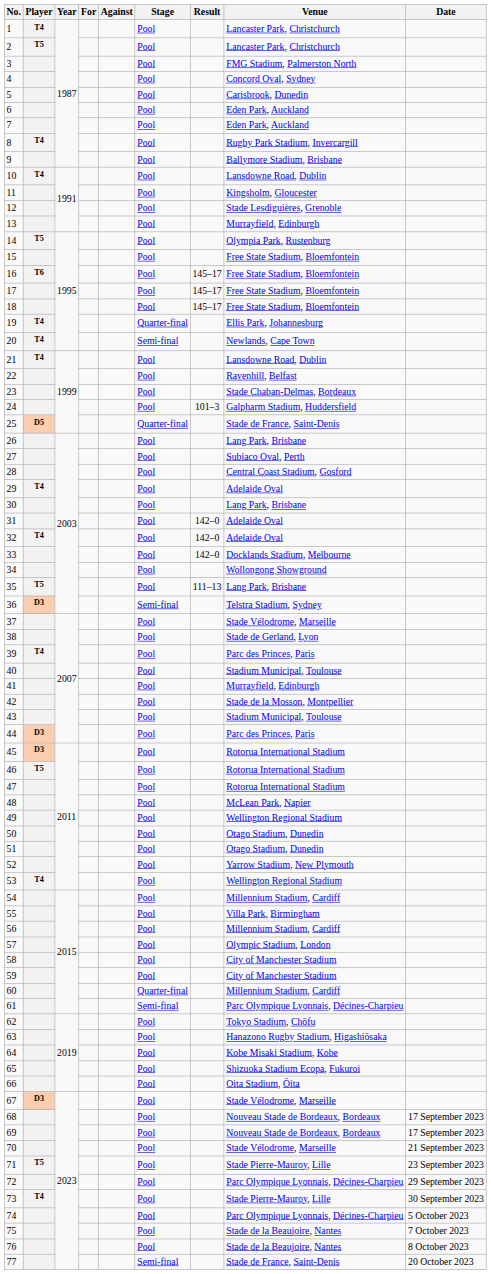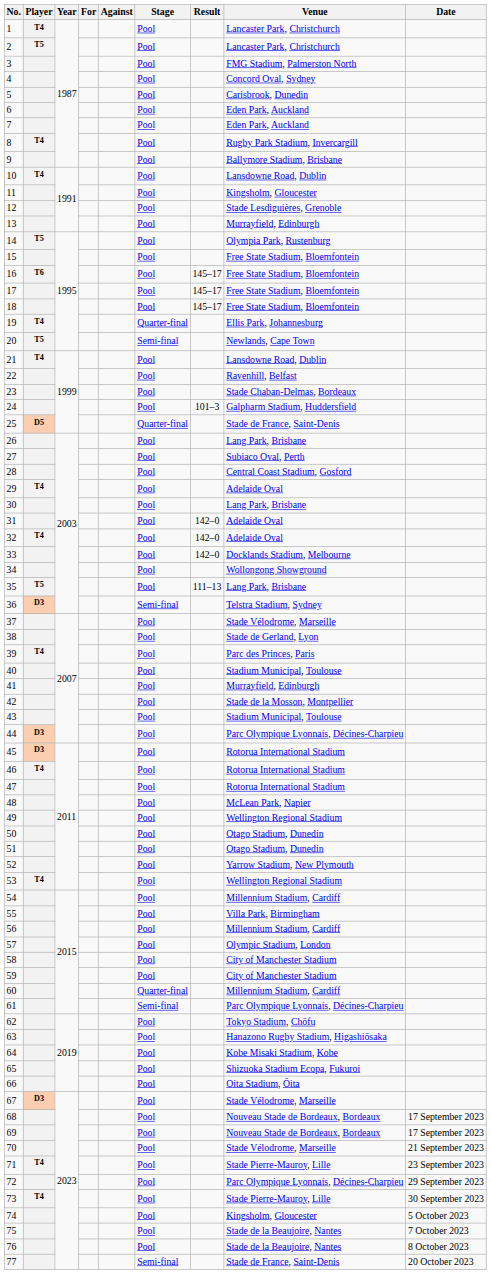(39, 339) T4 -> (39, 339) T5
(270, 734) Parc des Princes, Paris -> (315, 734) Parc Olympique Lyonnais, Décines-Charpieu
(39, 768) T5 -> (39, 768) T4
(39, 1163) T5 -> (39, 1163) T4
(315, 1215) Parc Olympique Lyonnais, Décines-Charpieu -> (272, 1215) Kingsholm, Gloucester
